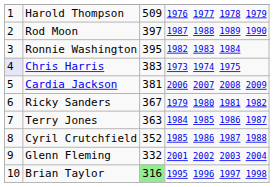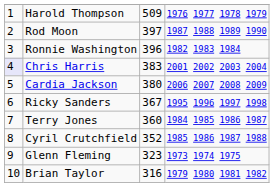(152, 49) 395 -> (152, 49) 396
(204, 67) 1973 1974 1975 -> (217, 67) 2001 2002 2003 2004
(152, 85) 381 -> (152, 85) 380
(217, 102) 1979 1980 1981 1982 -> (217, 102) 1995 1996 1997 1998
(152, 120) 363 -> (152, 120) 360
(152, 156) 332 -> (152, 156) 323
(217, 156) 2001 2002 2003 2004 -> (204, 156) 1973 1974 1975
(152, 173) lightgreen background -> (152, 173) no background
(217, 173) 1995 1996 1997 1998 -> (217, 173) 1979 1980 1981 1982
